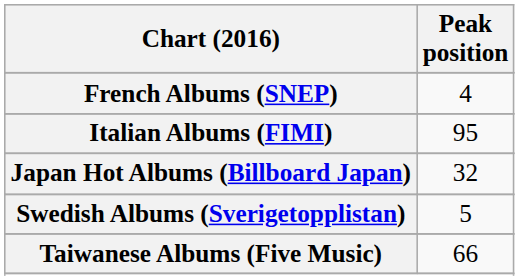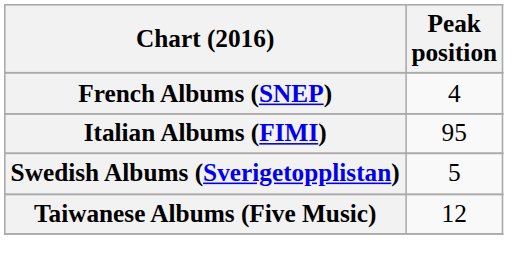- row: (211, 173)
(466, 253) 66 -> (454, 213) 12
